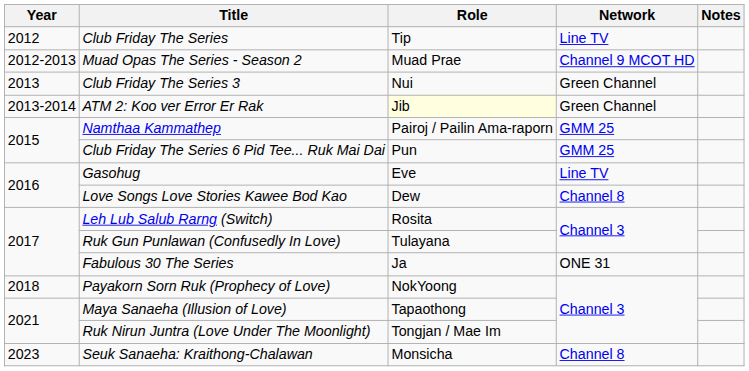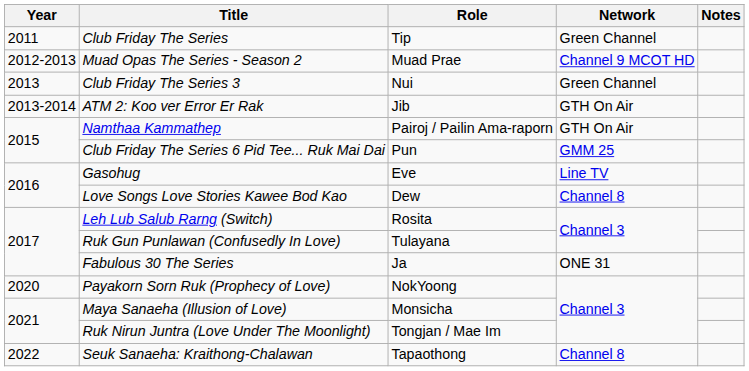(24, 38) 2012 -> (23, 38) 2011
(584, 38) Line TV -> (608, 38) Green Channel
(401, 106) lightyellow background -> (401, 106) no background
(608, 106) Green Channel -> (596, 106) GTH On Air
(587, 128) GMM 25 -> (596, 128) GTH On Air
(24, 286) 2018 -> (24, 286) 2020
(429, 309) Tapaothong -> (422, 309) Monsicha
(24, 354) 2023 -> (24, 354) 2022
(422, 354) Monsicha -> (429, 354) Tapaothong
